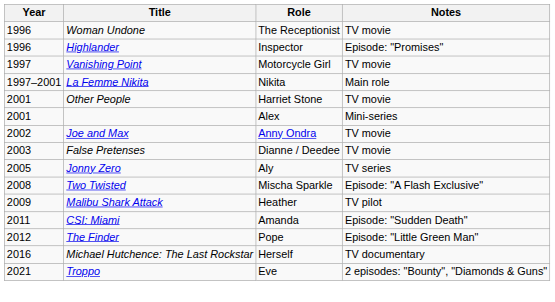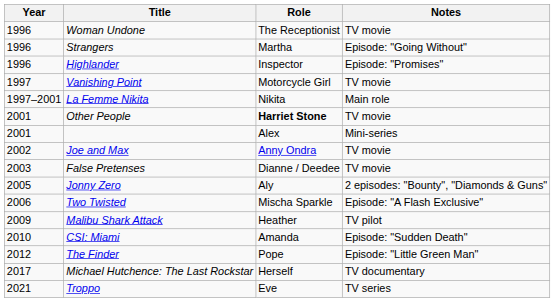+ row: (90, 47)
(290, 99) normal -> (292, 116) bold
(368, 168) TV series -> (446, 185) 2 episodes: "Bounty", "Diamonds & Guns"
(19, 185) 2008 -> (19, 202) 2006
(19, 220) 2011 -> (19, 237) 2010
(19, 254) 2016 -> (19, 271) 2017
(446, 271) 2 episodes: "Bounty", "Diamonds & Guns" -> (368, 289) TV series
